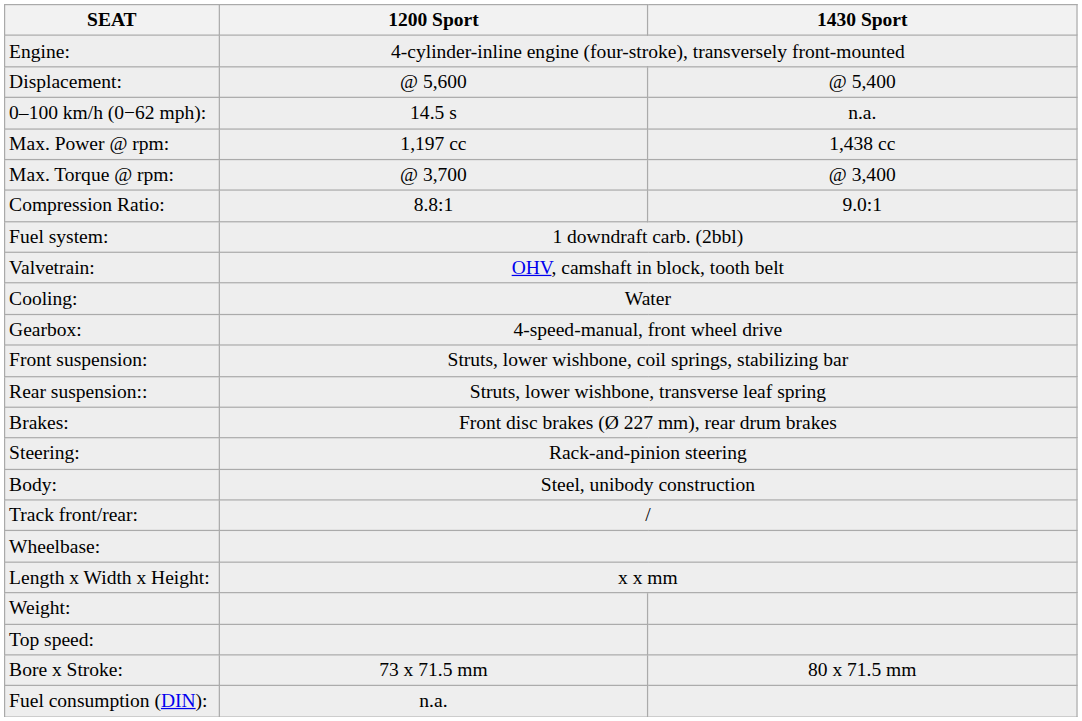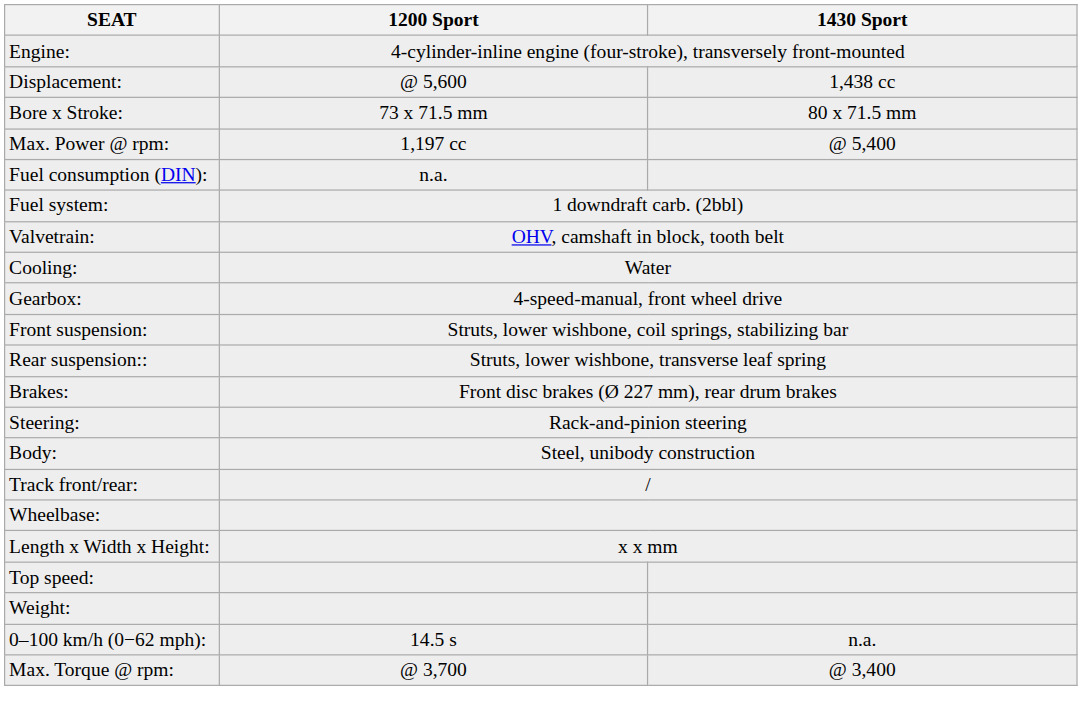(862, 81) @ 5,400 -> (862, 81) 1,438 cc
rows swapped: (68, 670) <-> (110, 112)
(862, 143) 1,438 cc -> (862, 143) @ 5,400
rows swapped: (94, 174) <-> (111, 701)
- row: (89, 205)
rows swapped: (42, 608) <-> (54, 639)
